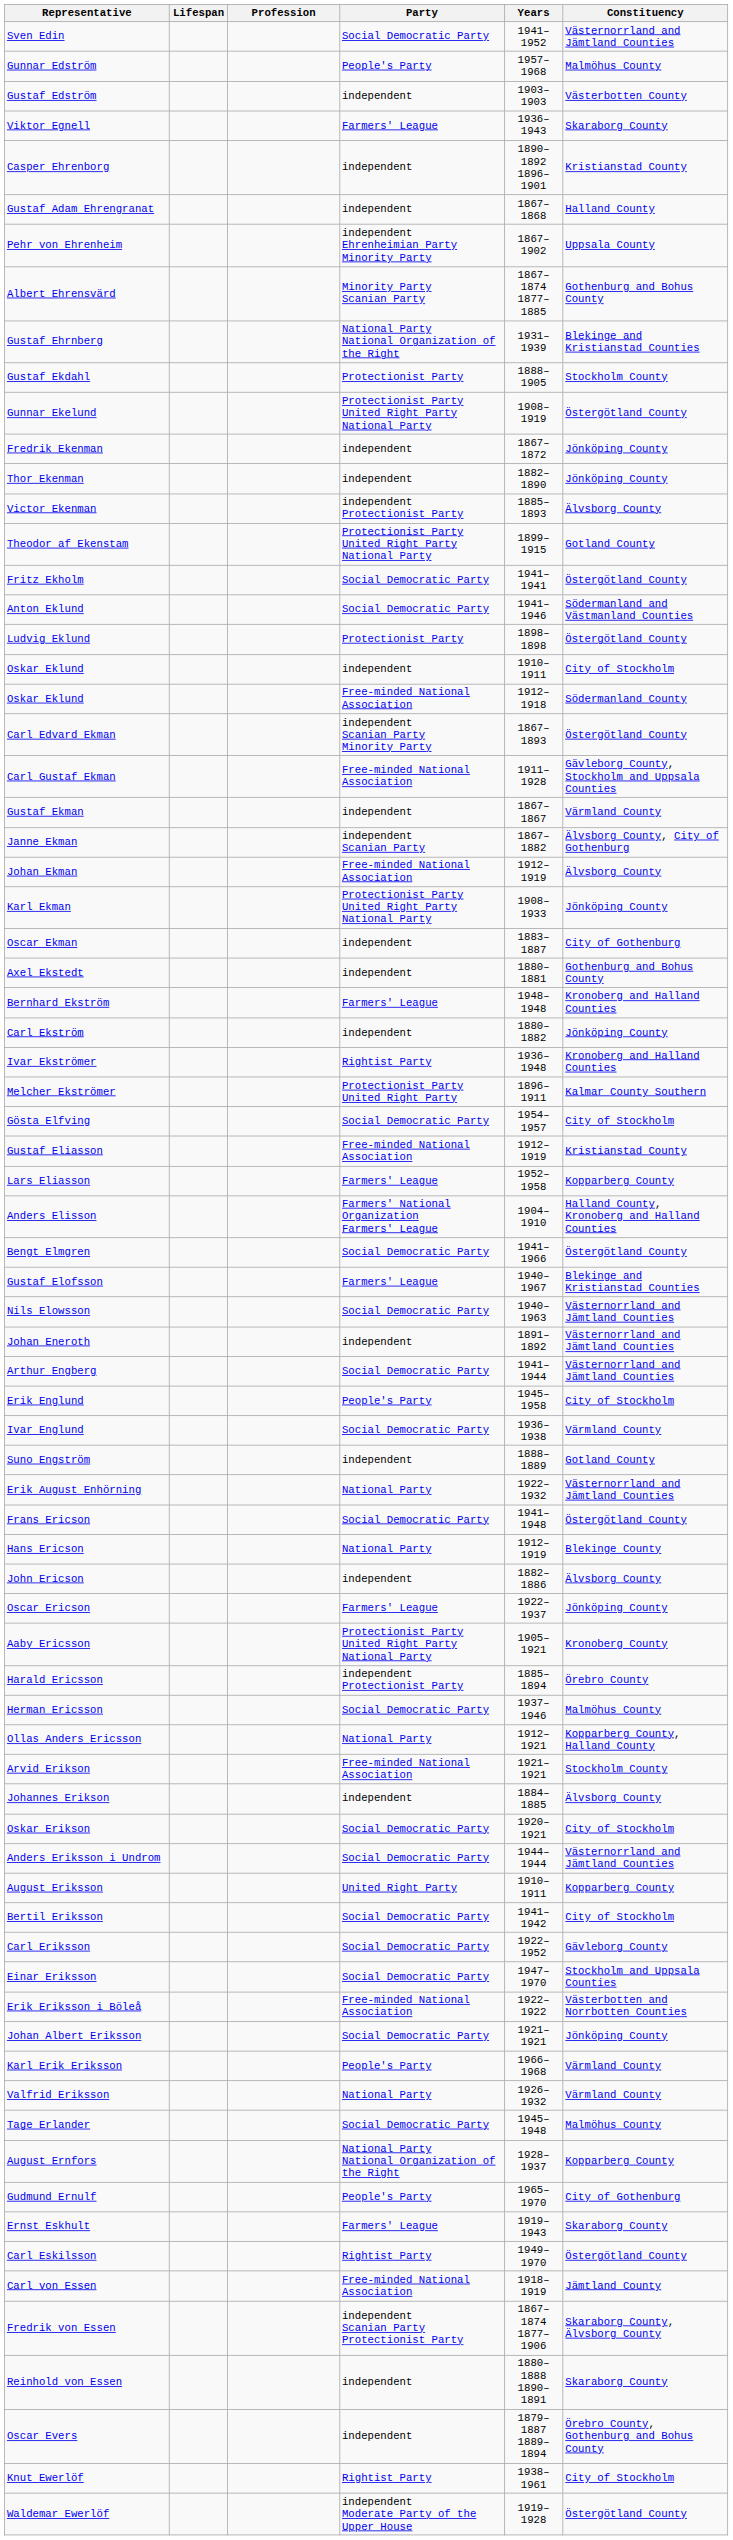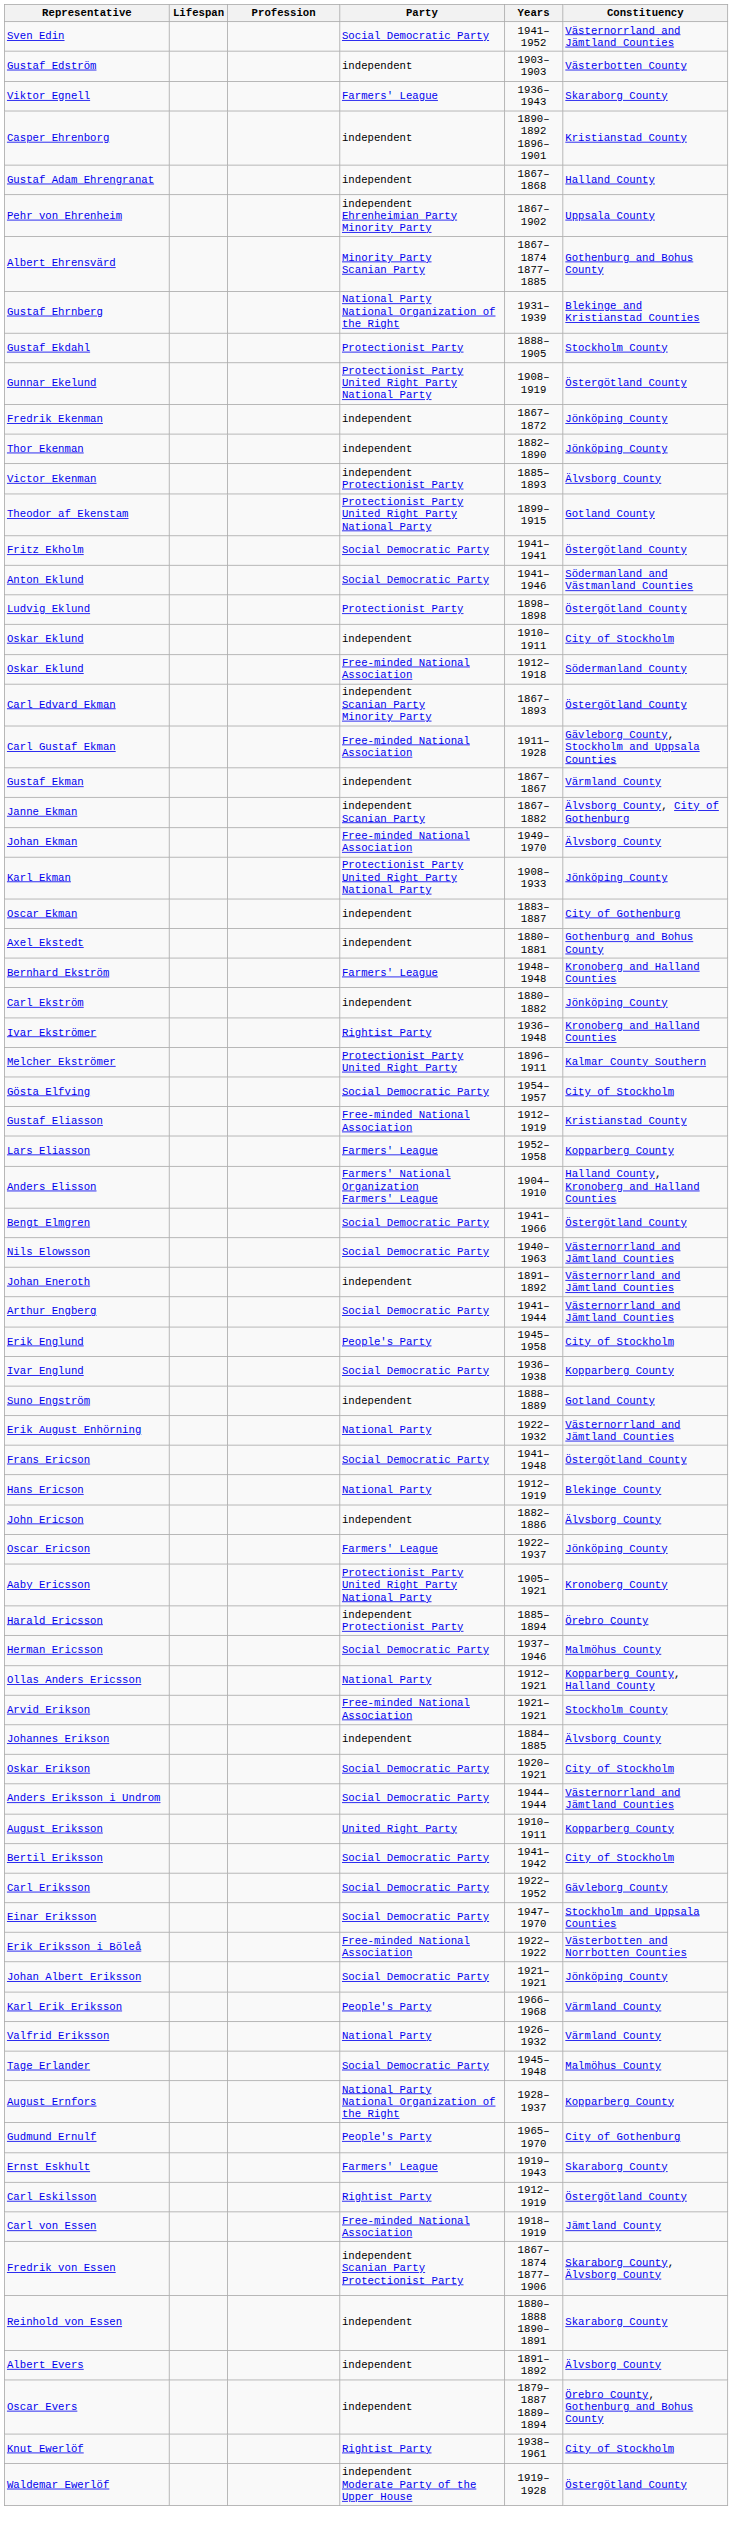- row: (52, 66)
(534, 872) 1912–1919 -> (534, 842) 1949–1970
- row: (55, 1282)
(613, 1431) Värmland County -> (620, 1371) Kopparberg County
(534, 2256) 1949–1970 -> (534, 2197) 1912–1919
+ row: (45, 2365)
